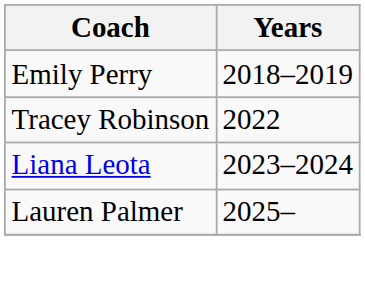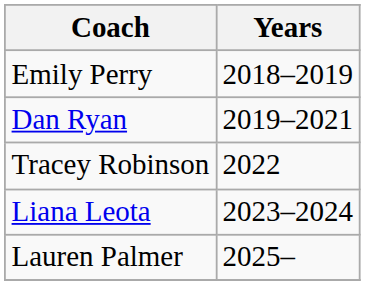+ row: (69, 119)
